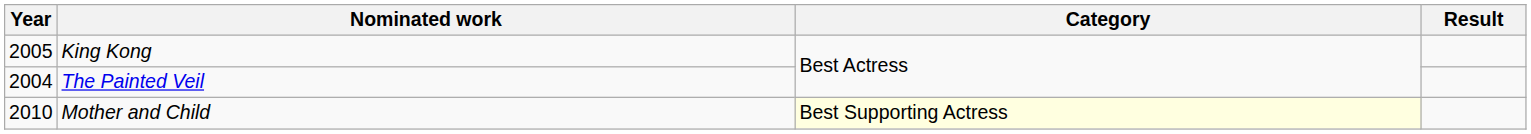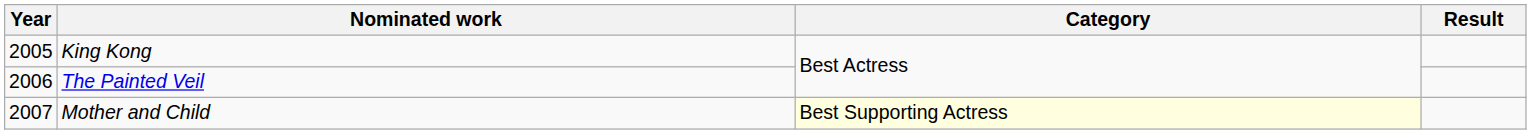(31, 81) 2004 -> (31, 81) 2006
(31, 112) 2010 -> (31, 112) 2007
